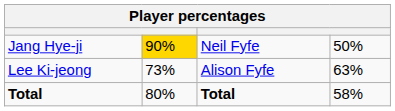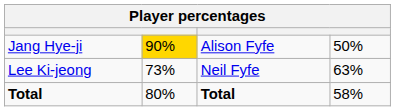(230, 46) Neil Fyfe -> (238, 46) Alison Fyfe
(238, 70) Alison Fyfe -> (230, 70) Neil Fyfe
